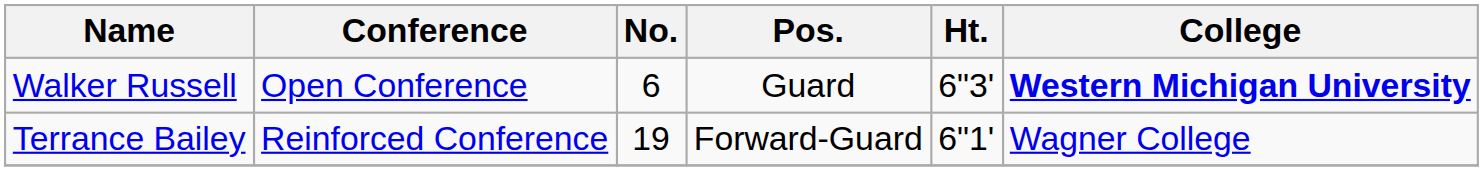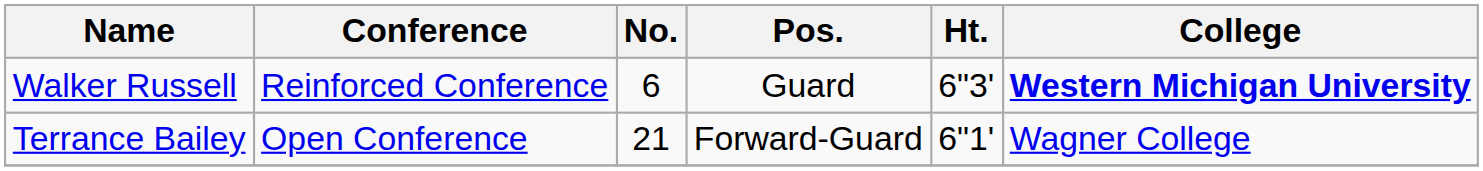(394, 84) Open Conference -> (435, 84) Reinforced Conference
(435, 138) Reinforced Conference -> (394, 138) Open Conference
(651, 138) 19 -> (651, 138) 21
